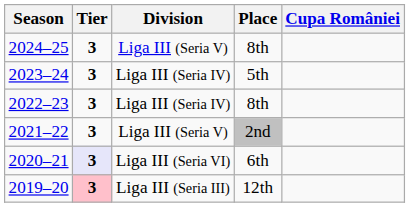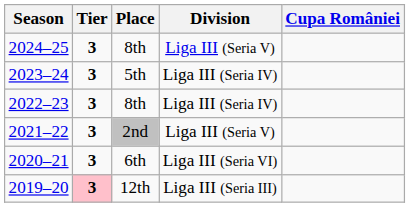columns swapped: (173, 19) <-> (258, 19)
(92, 160) lavender background -> (92, 160) no background
